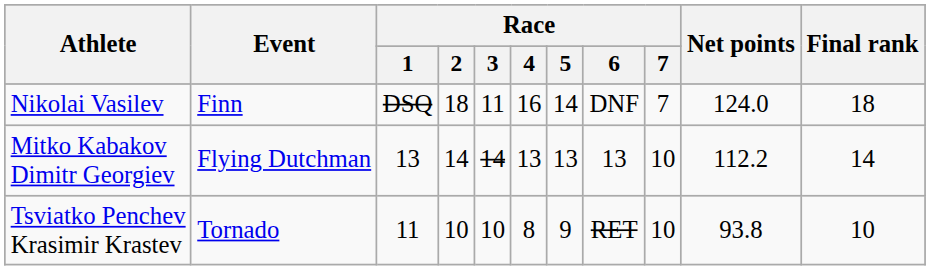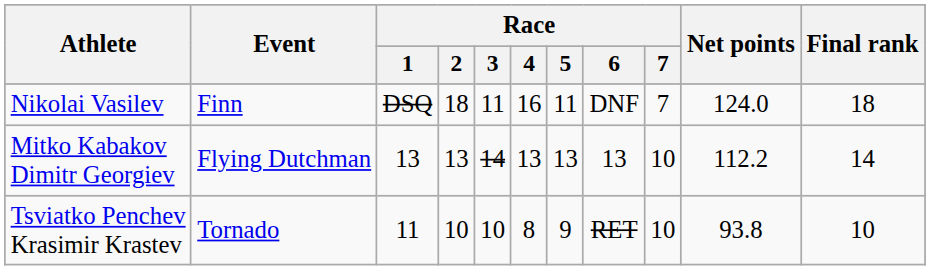(565, 104) 14 -> (565, 104) 11
(456, 160) 14 -> (456, 160) 13
